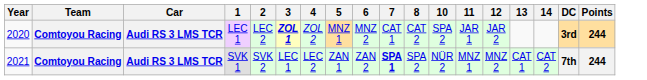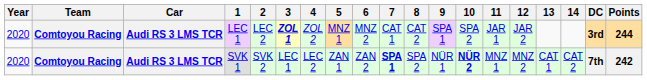+ column: (442, 12)
(18, 61) 2021 -> (18, 61) 2020
(442, 61) normal -> (469, 61) bold
(597, 61) 244 -> (624, 61) 242
